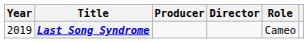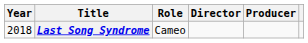columns swapped: (280, 13) <-> (180, 13)
(19, 30) 2019 -> (19, 30) 2018
